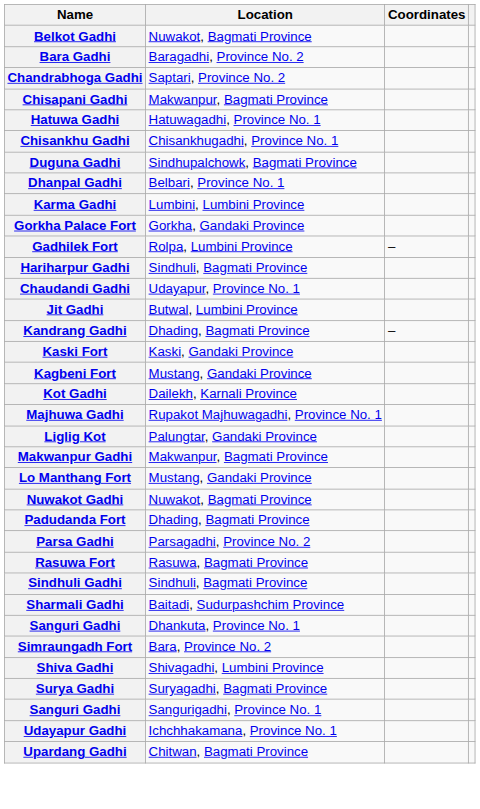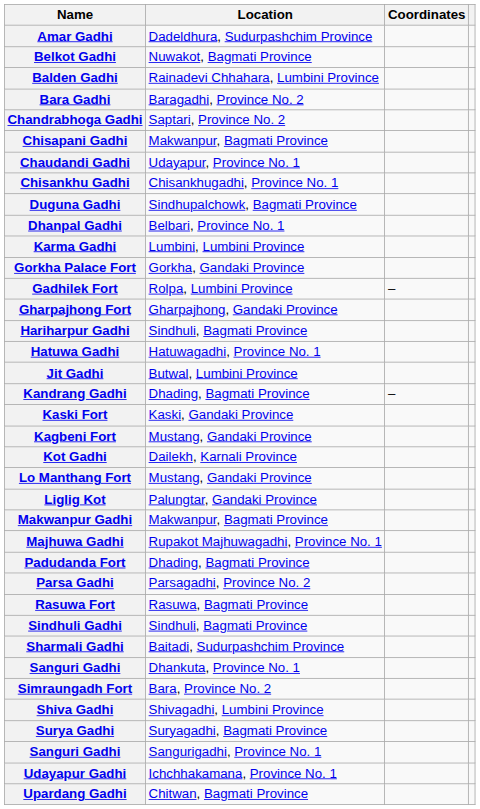+ row: (75, 36)
+ row: (75, 78)
rows swapped: (75, 288) <-> (75, 120)
+ row: (75, 309)
rows swapped: (75, 478) <-> (75, 415)
- row: (75, 499)
